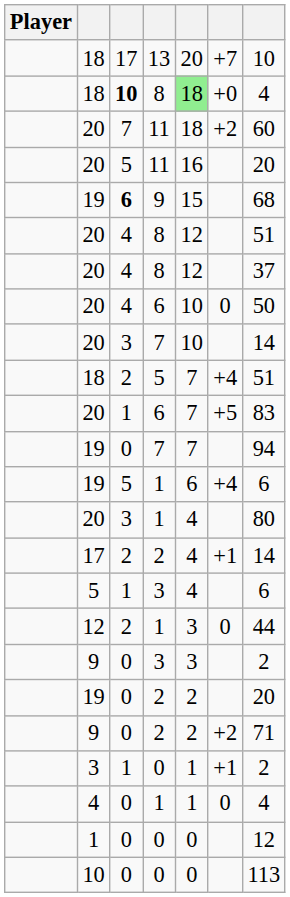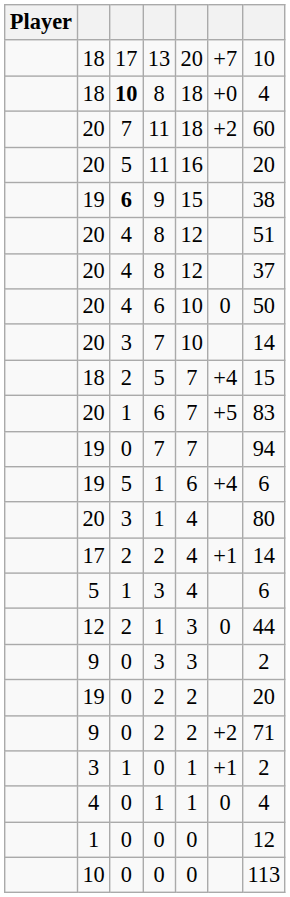(192, 93) lightgreen background -> (192, 93) no background
(264, 199) 68 -> (264, 199) 38
(264, 377) 51 -> (264, 377) 15
